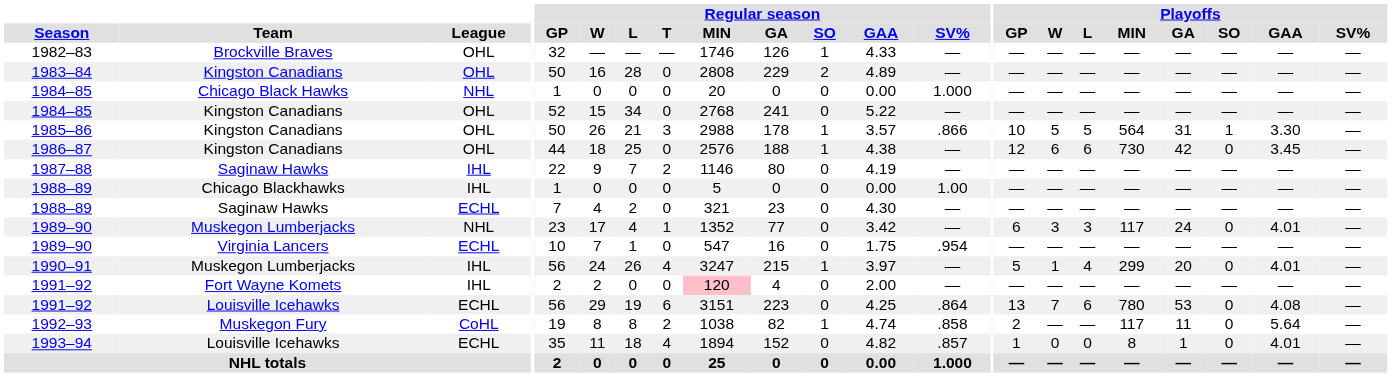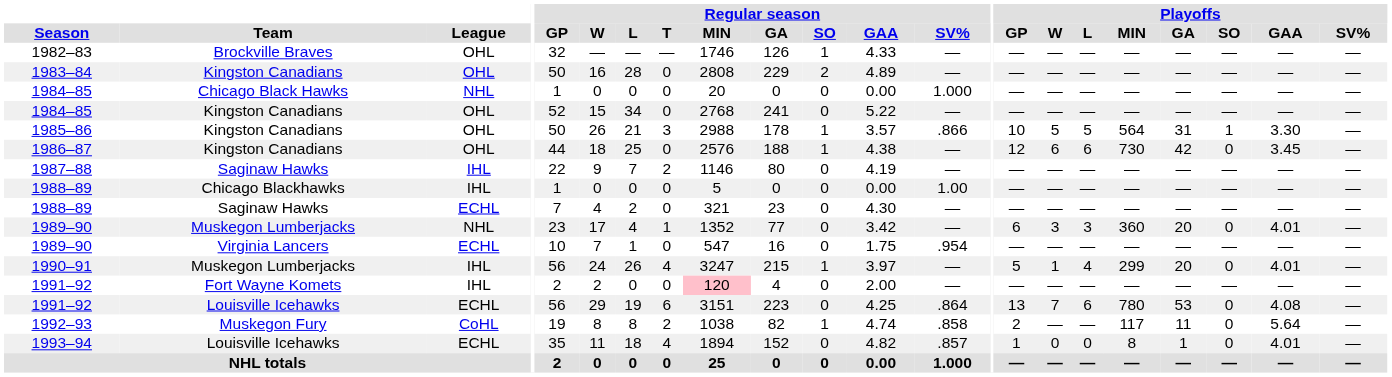(1132, 227) 117 -> (1132, 227) 360
(1183, 227) 24 -> (1183, 227) 20
